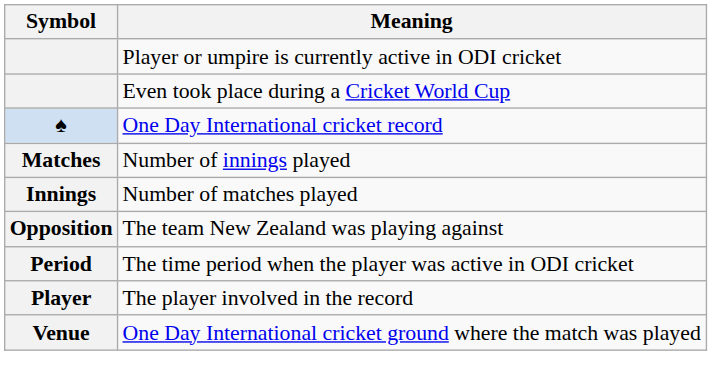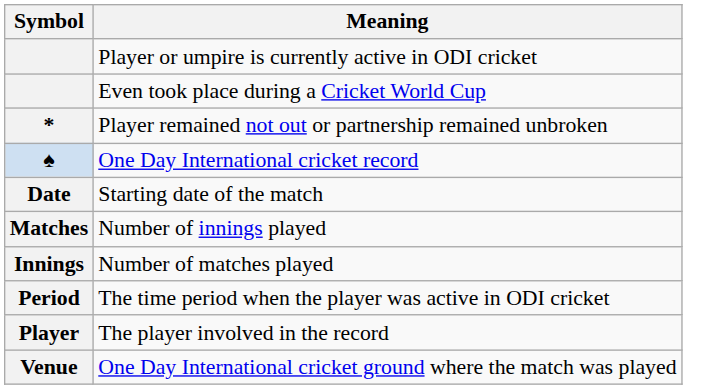+ row: (353, 125)
+ row: (211, 194)
- row: (313, 228)
